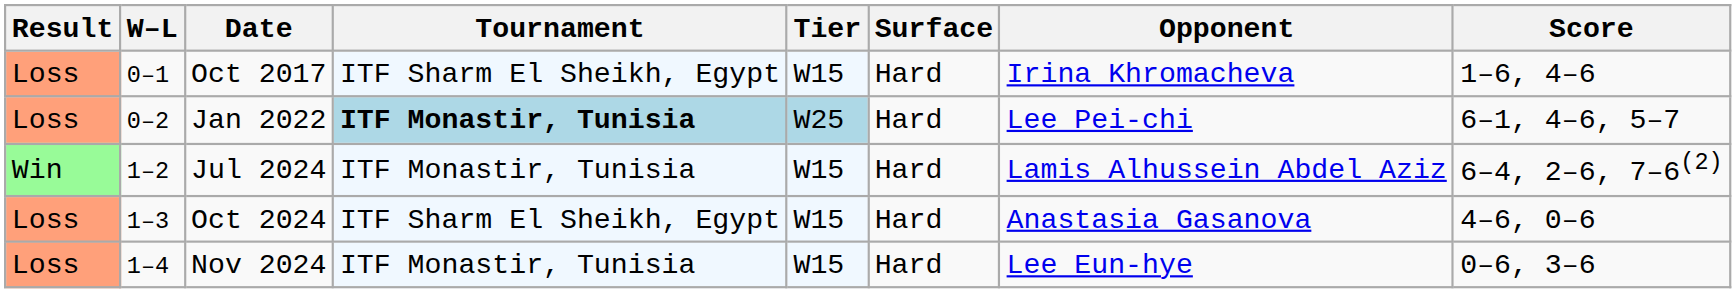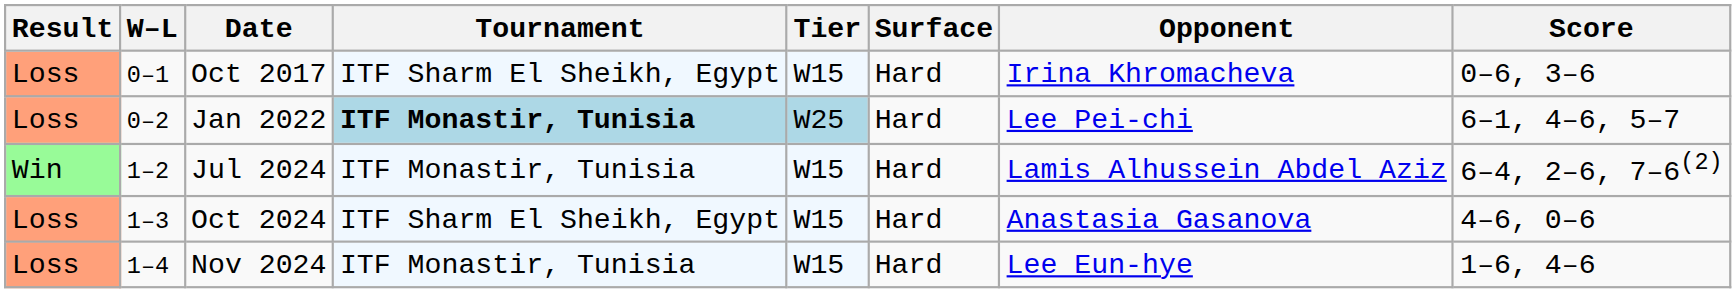(1528, 74) 1–6, 4–6 -> (1528, 74) 0–6, 3–6
(1528, 265) 0–6, 3–6 -> (1528, 265) 1–6, 4–6
